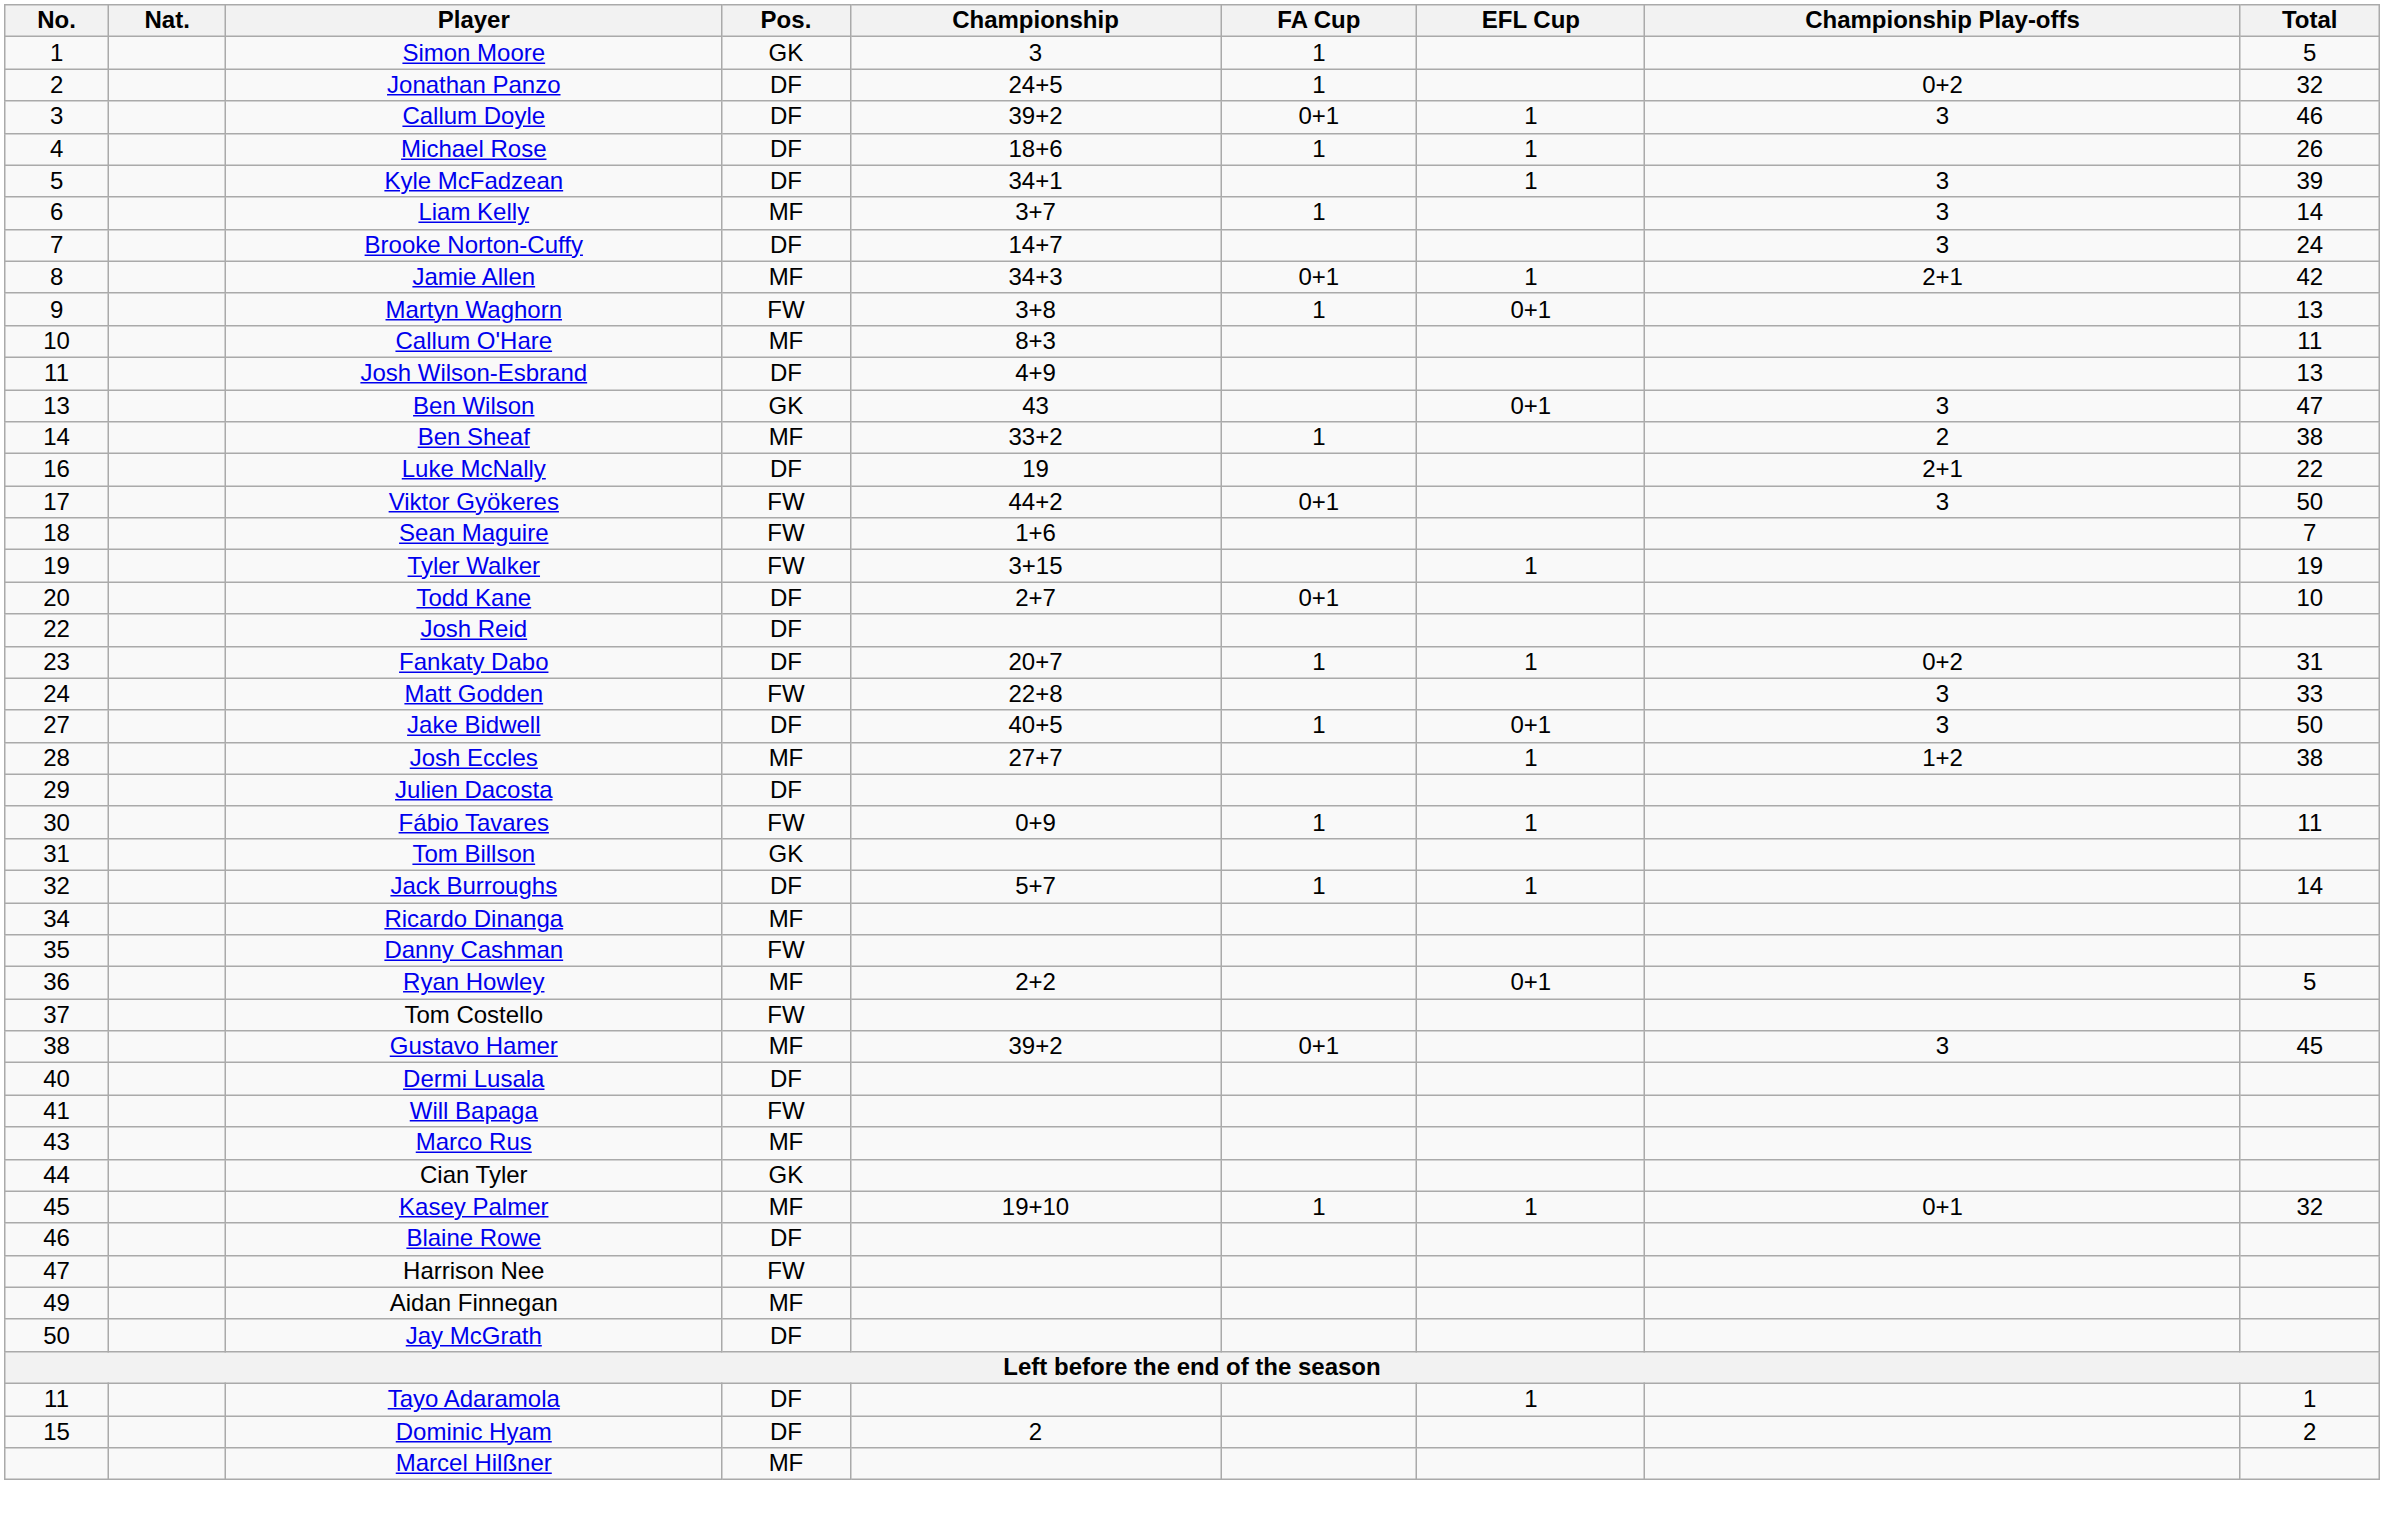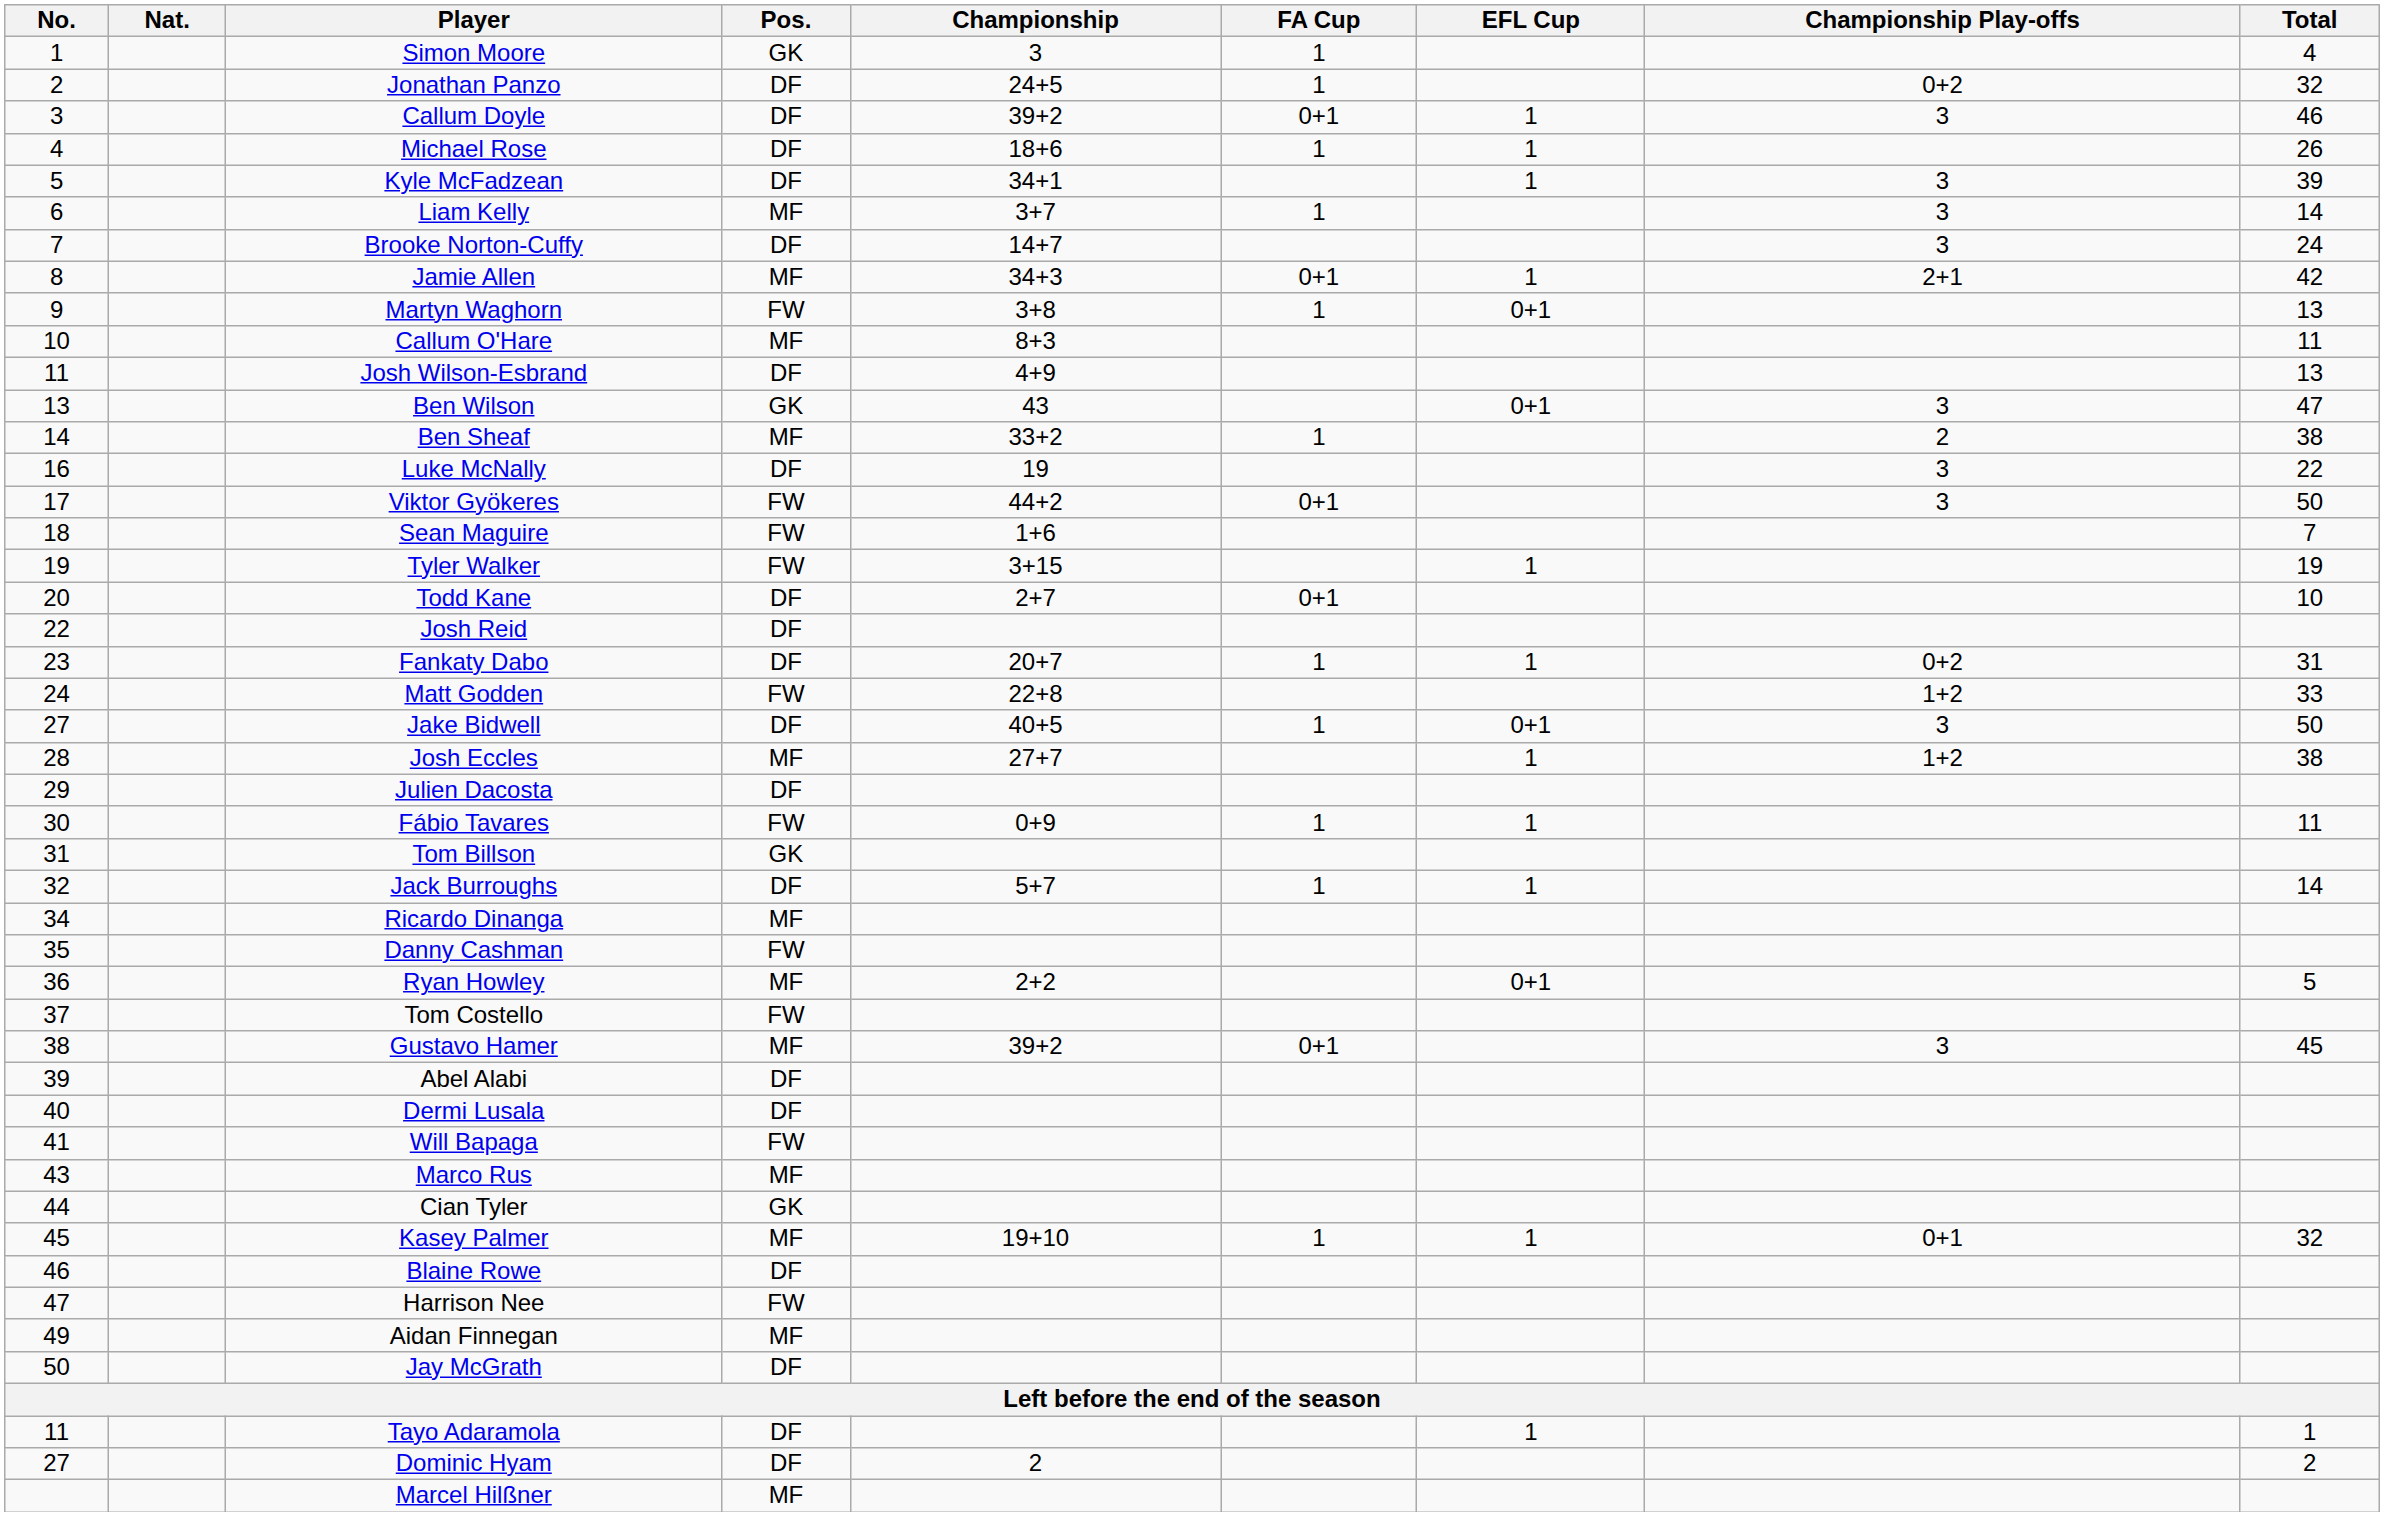(2310, 52) 5 -> (2310, 52) 4
(1943, 469) 2+1 -> (1943, 469) 3
(1943, 693) 3 -> (1943, 693) 1+2
+ row: (474, 1078)
(57, 1431) 15 -> (57, 1463) 27
